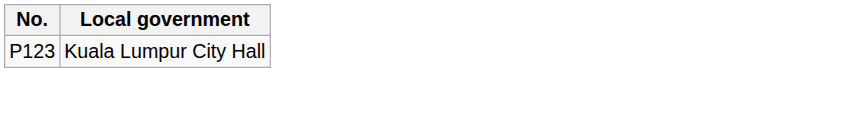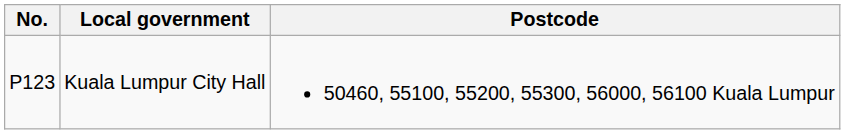+ column: (555, 20)
